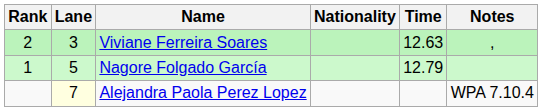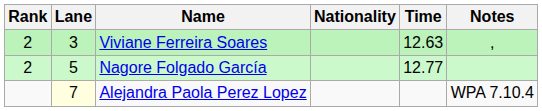(28, 67) 1 -> (28, 67) 2
(423, 67) 12.79 -> (423, 67) 12.77
